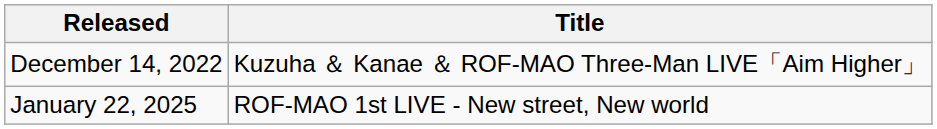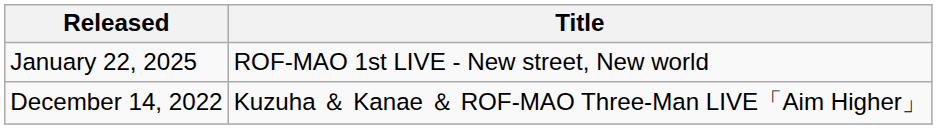rows swapped: (116, 64) <-> (104, 104)
